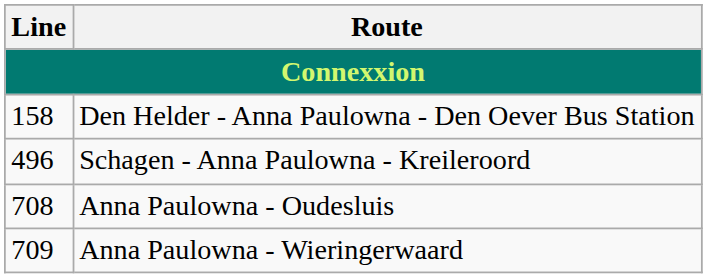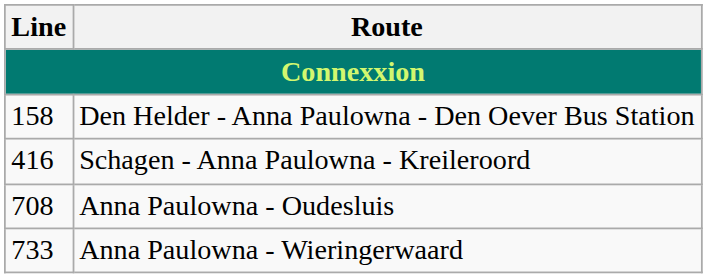(32, 160) 496 -> (32, 160) 416
(32, 250) 709 -> (32, 250) 733
